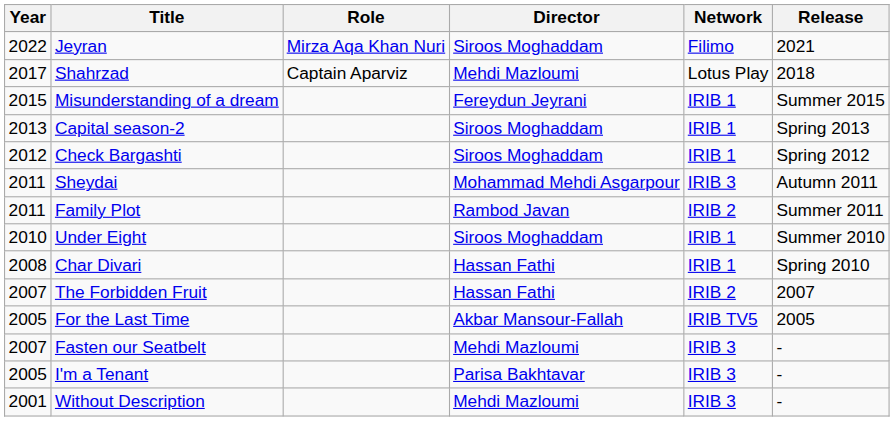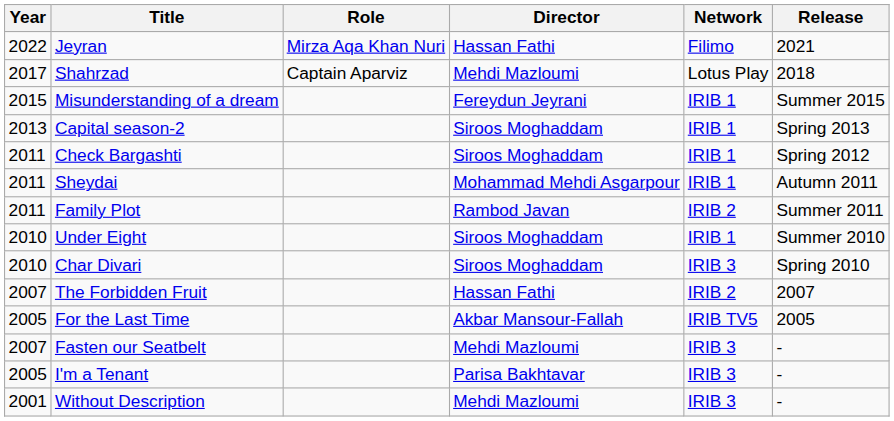(528, 45) Siroos Moghaddam -> (504, 45) Hassan Fathi
(28, 155) 2012 -> (27, 155) 2011
(712, 182) IRIB 3 -> (712, 182) IRIB 1
(28, 264) 2008 -> (28, 264) 2010
(504, 264) Hassan Fathi -> (528, 264) Siroos Moghaddam
(712, 264) IRIB 1 -> (712, 264) IRIB 3
